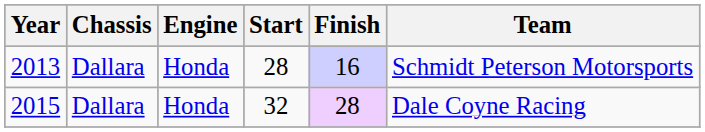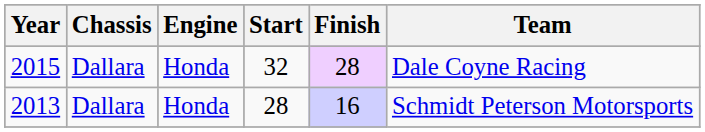rows swapped: (35, 66) <-> (35, 107)
